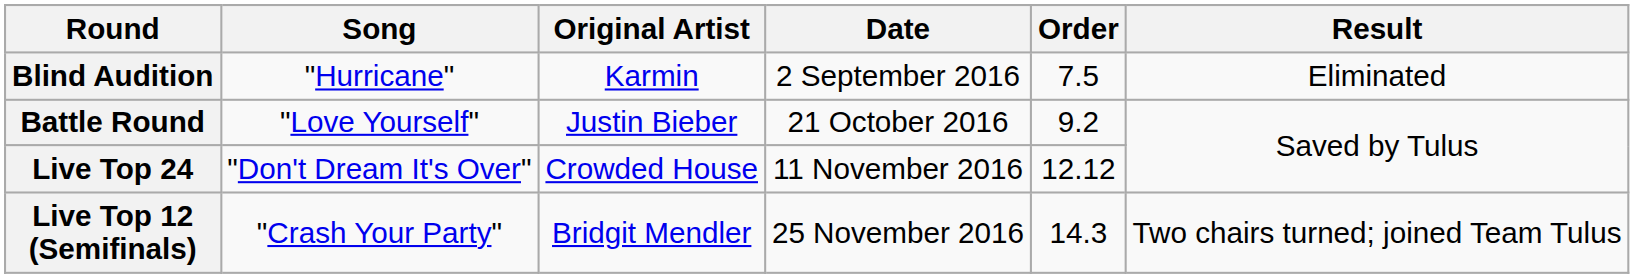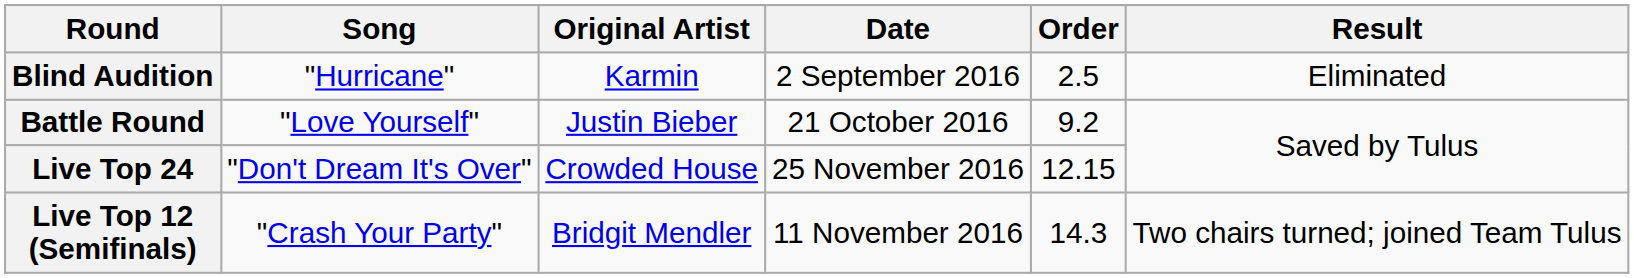(1078, 76) 7.5 -> (1078, 76) 2.5
(898, 169) 11 November 2016 -> (898, 169) 25 November 2016
(1078, 169) 12.12 -> (1078, 169) 12.15
(898, 233) 25 November 2016 -> (898, 233) 11 November 2016
